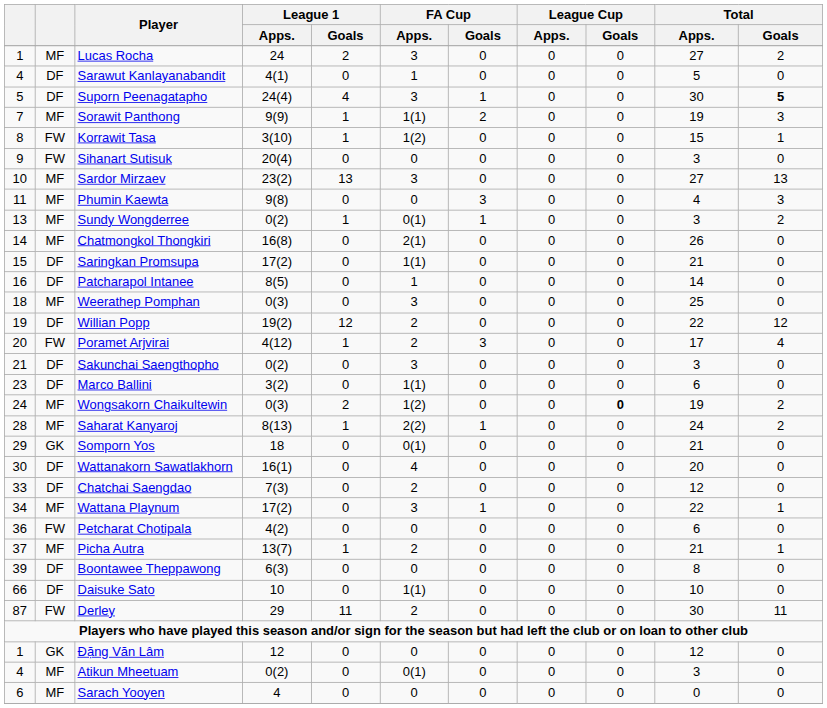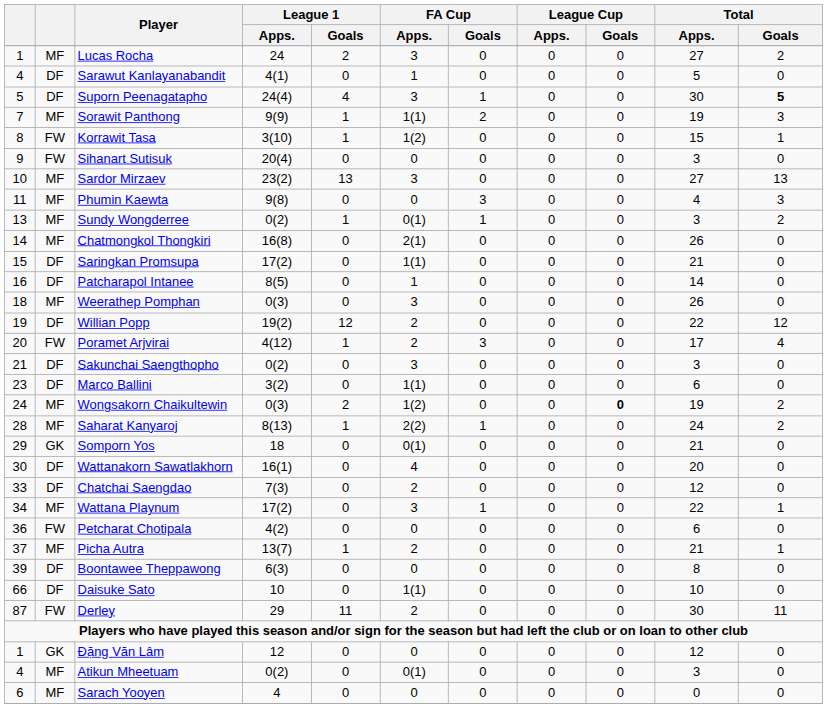(697, 302) 25 -> (697, 302) 26
